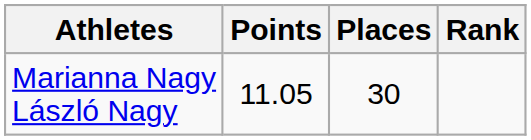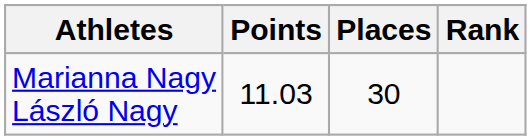(276, 93) 11.05 -> (276, 93) 11.03
